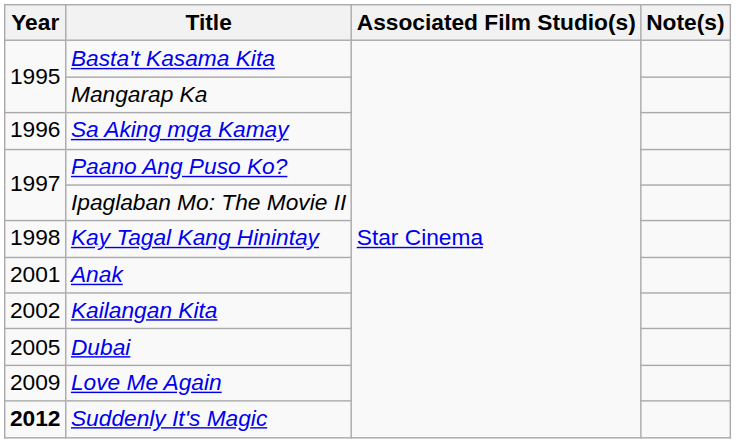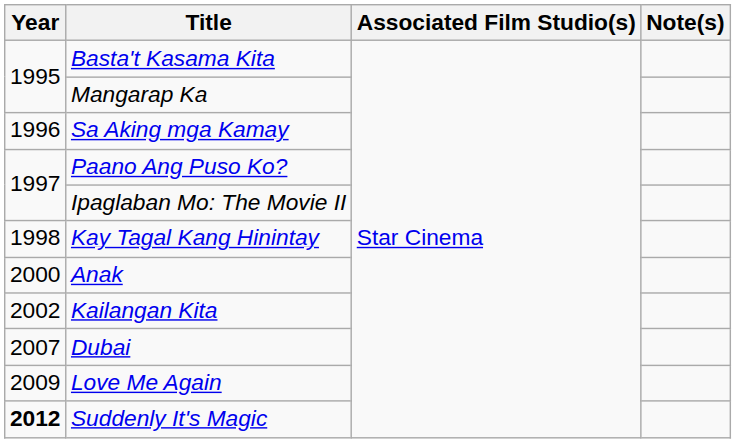(35, 274) 2001 -> (35, 274) 2000
(35, 346) 2005 -> (35, 346) 2007
